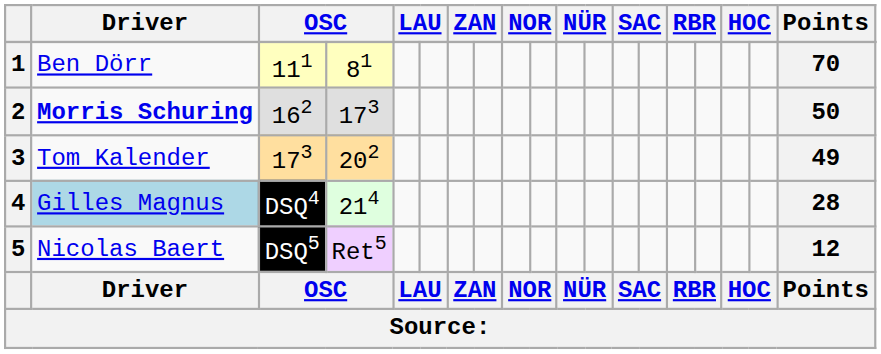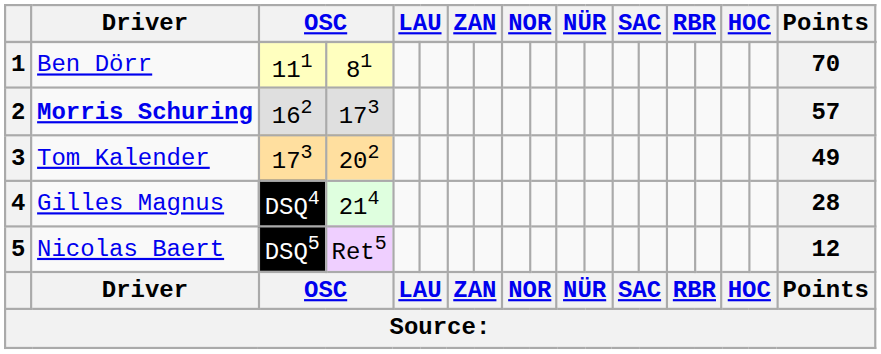(826, 111) 50 -> (826, 111) 57
(131, 203) lightblue background -> (131, 203) no background
